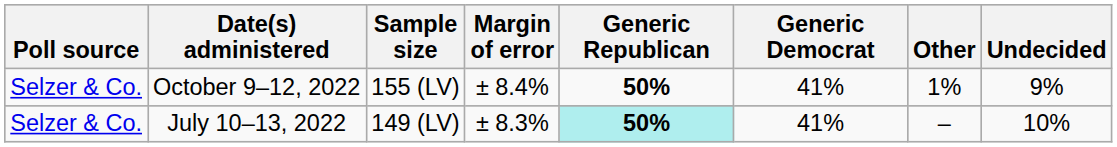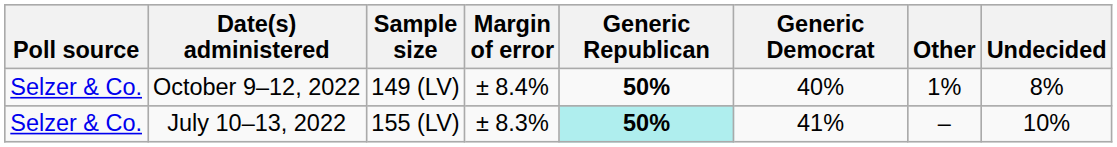(415, 87) 155 (LV) -> (415, 87) 149 (LV)
(821, 87) 41% -> (821, 87) 40%
(1047, 87) 9% -> (1047, 87) 8%
(415, 124) 149 (LV) -> (415, 124) 155 (LV)
